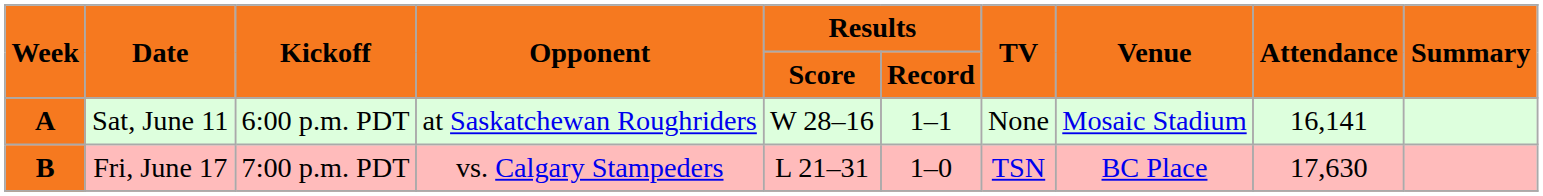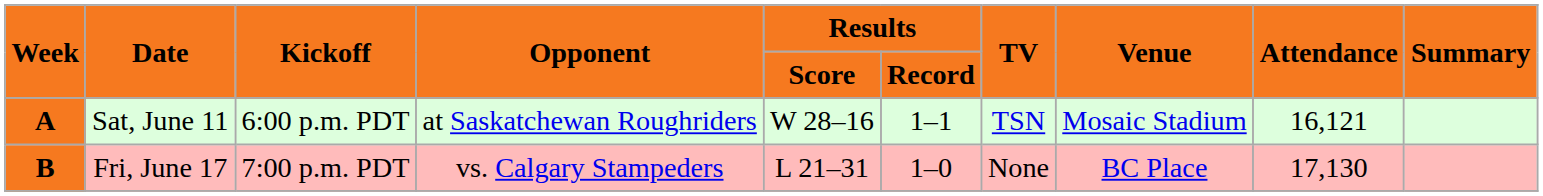(1019, 121) None -> (1019, 121) TSN
(1329, 121) 16,141 -> (1329, 121) 16,121
(1019, 167) TSN -> (1019, 167) None
(1329, 167) 17,630 -> (1329, 167) 17,130
